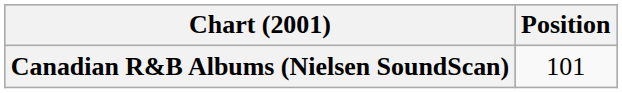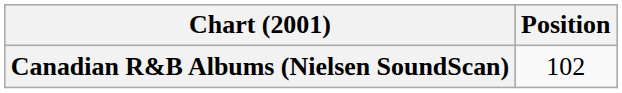(566, 66) 101 -> (566, 66) 102
